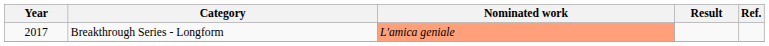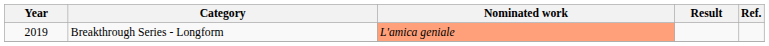(36, 32) 2017 -> (36, 32) 2019
